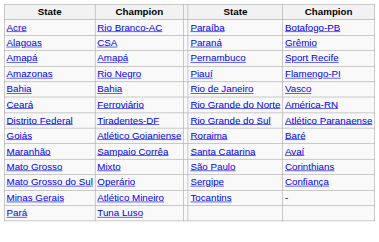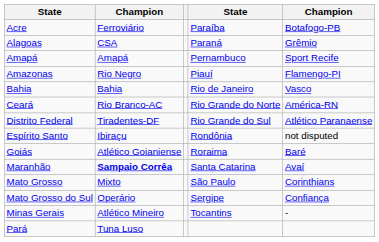(130, 27) Rio Branco-AC -> (121, 27) Ferroviário
(121, 105) Ferroviário -> (130, 105) Rio Branco-AC
+ row: (37, 136)
(133, 151) normal -> (135, 167) bold
